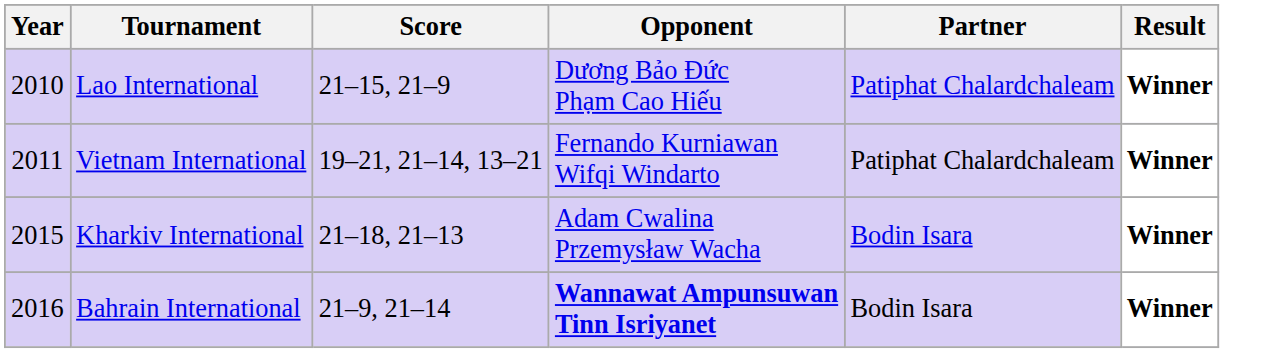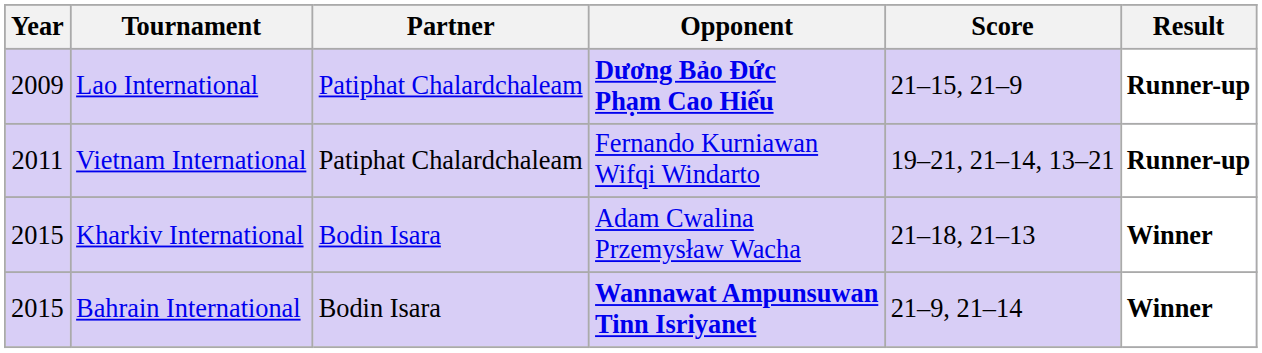columns swapped: (982, 26) <-> (431, 26)
(37, 85) 2010 -> (37, 85) 2009
(642, 85) normal -> (685, 85) bold
(1170, 85) Winner -> (1189, 85) Runner-up
(1170, 160) Winner -> (1189, 160) Runner-up
(37, 309) 2016 -> (37, 309) 2015
